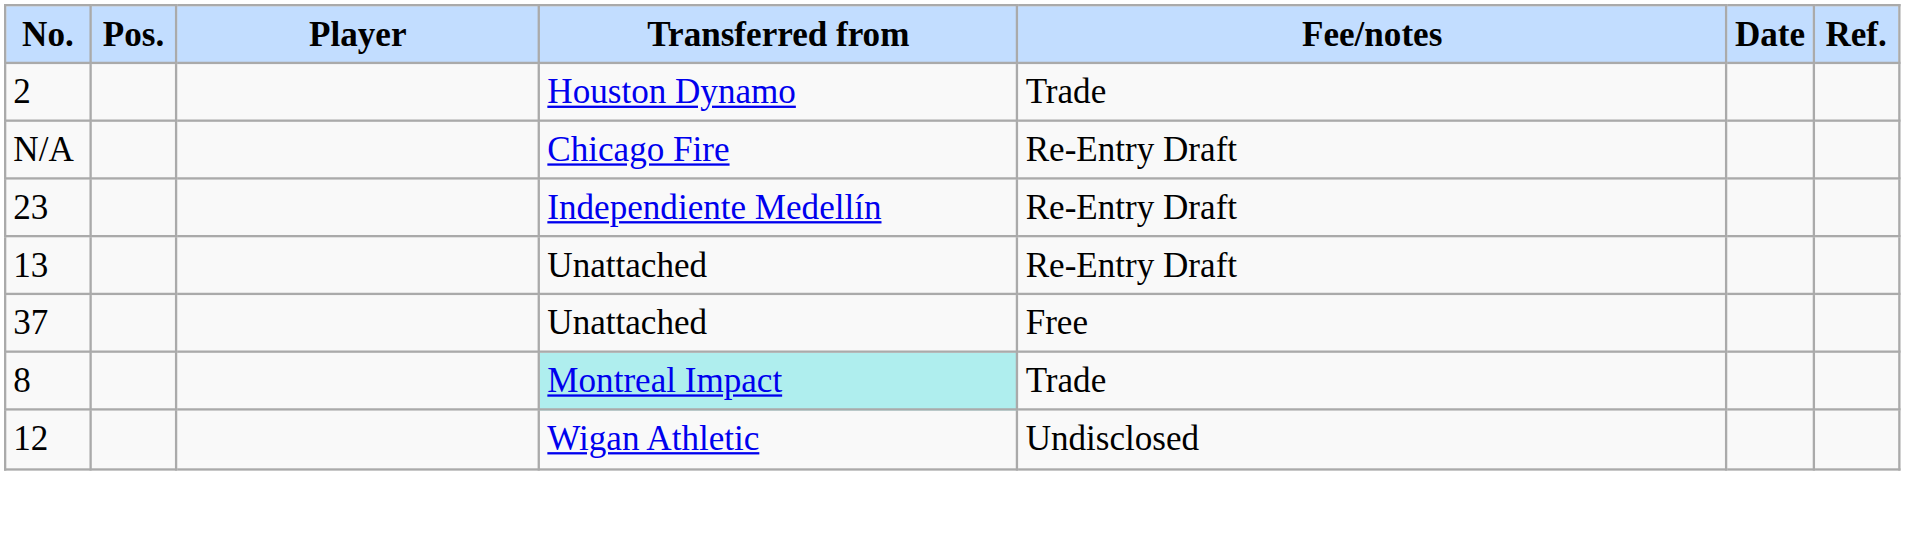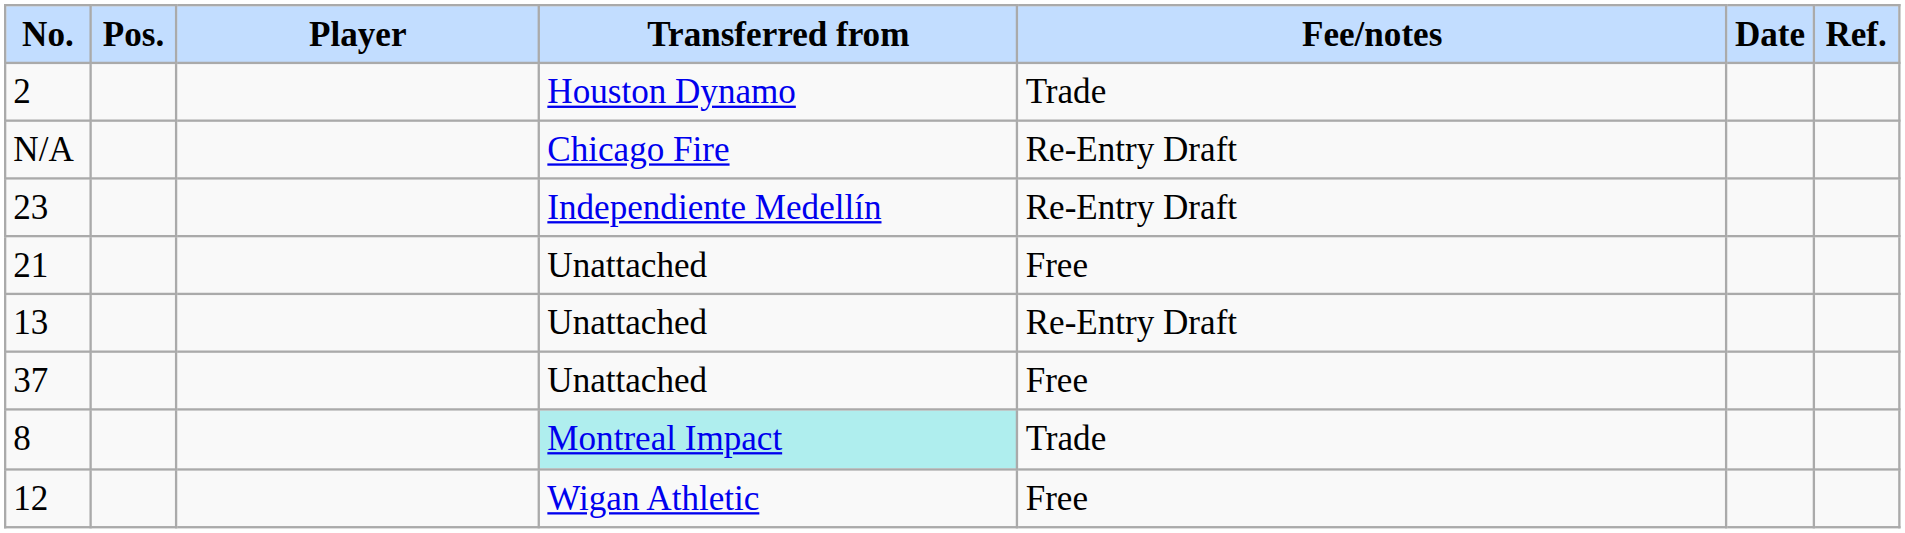+ row: (31, 265)
(1112, 438) Undisclosed -> (1057, 496) Free
